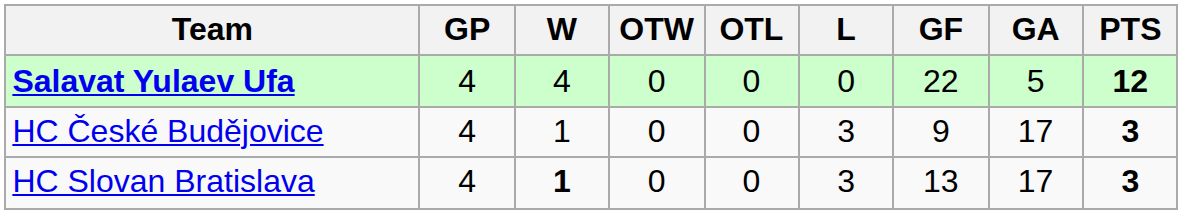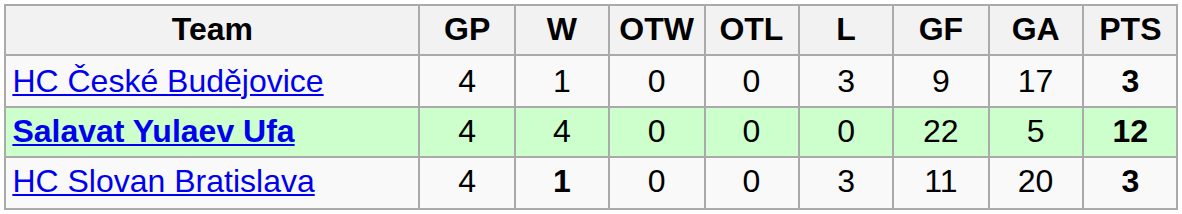rows swapped: (154, 80) <-> (168, 131)
(941, 182) 13 -> (941, 182) 11
(1036, 182) 17 -> (1036, 182) 20
